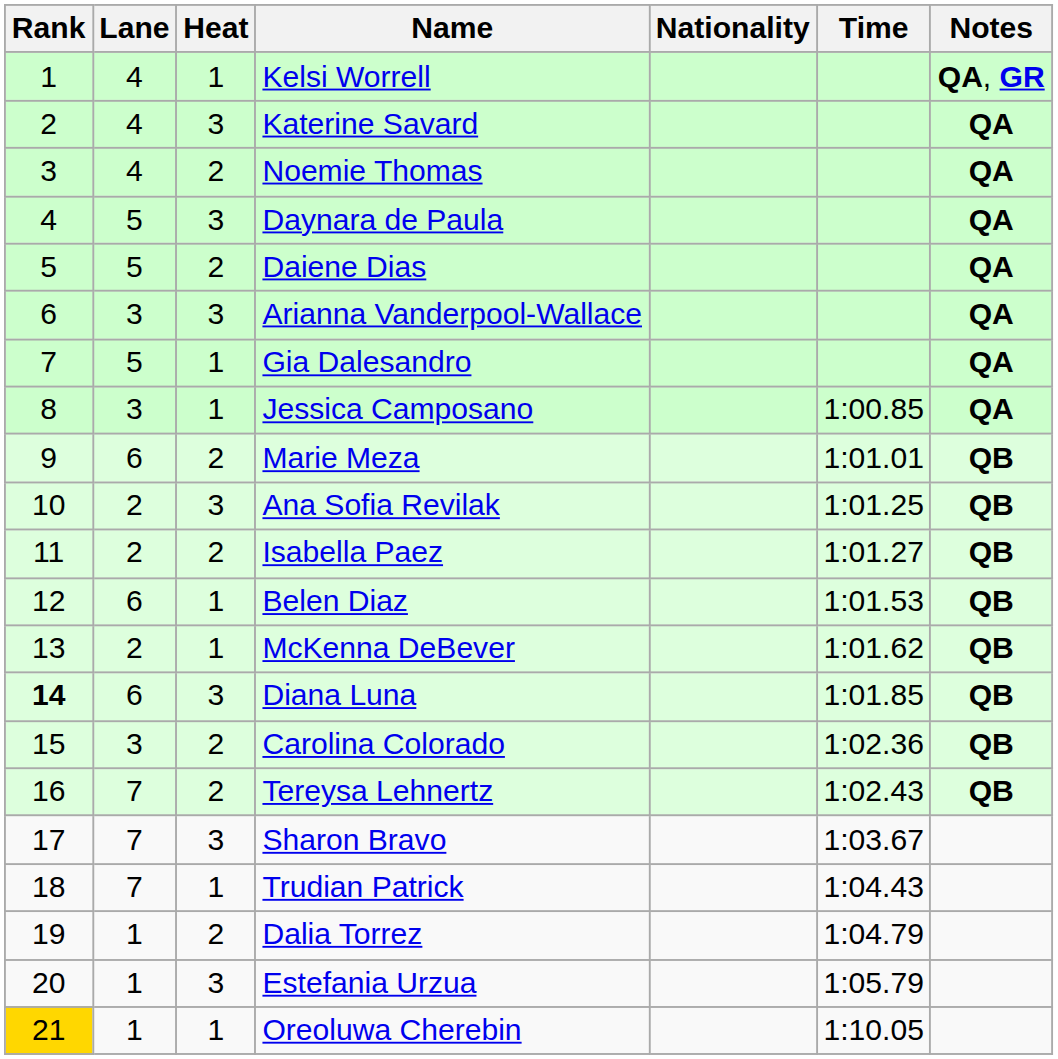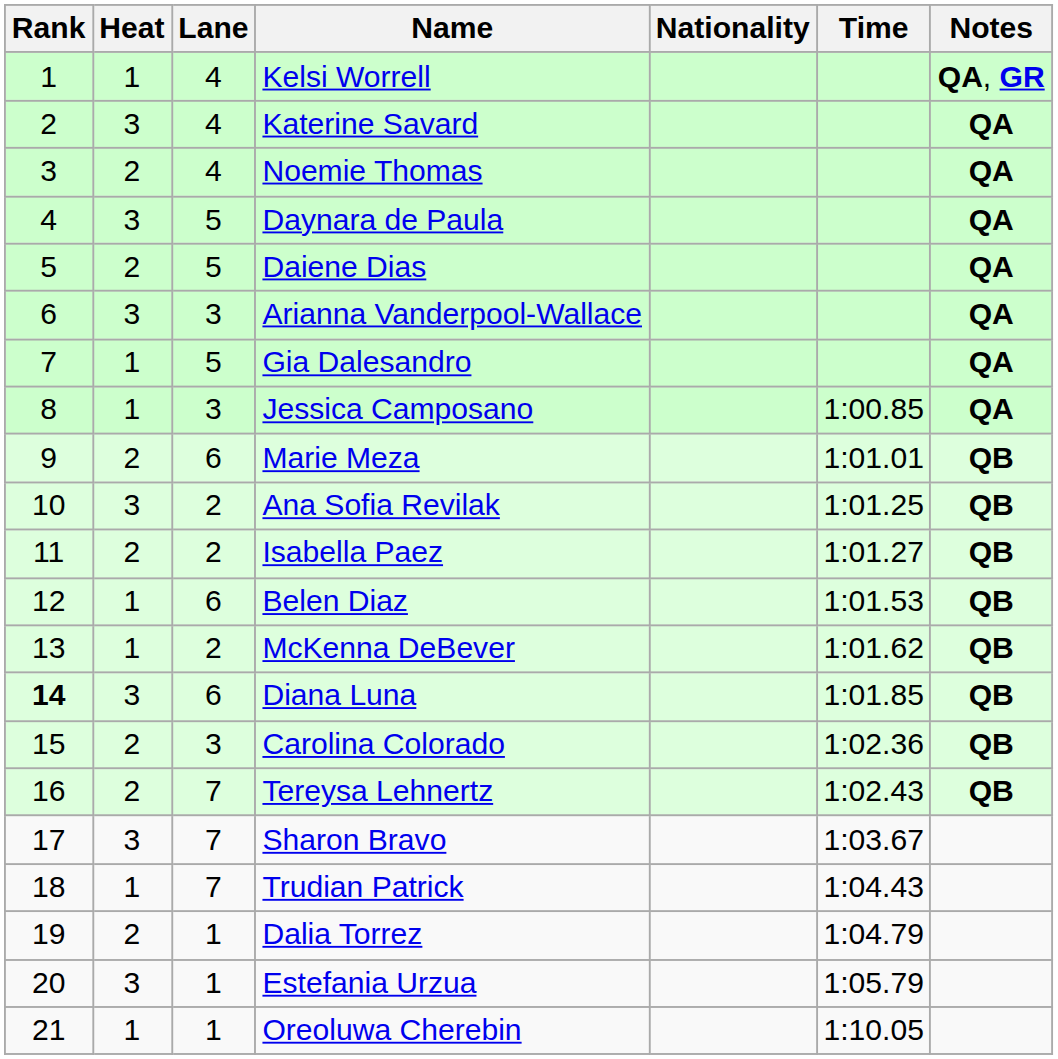columns swapped: (216, 28) <-> (134, 28)
(49, 1030) gold background -> (49, 1030) no background
